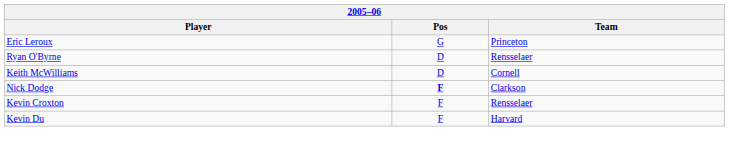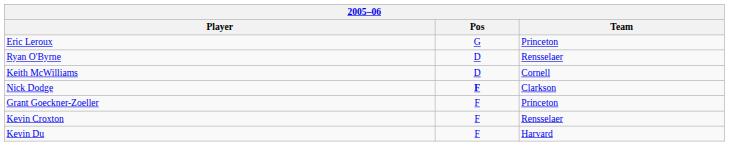+ row: (53, 103)
